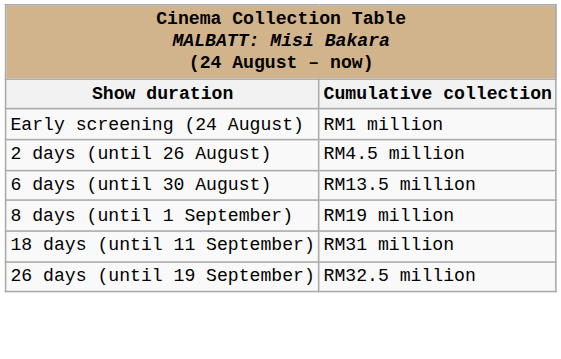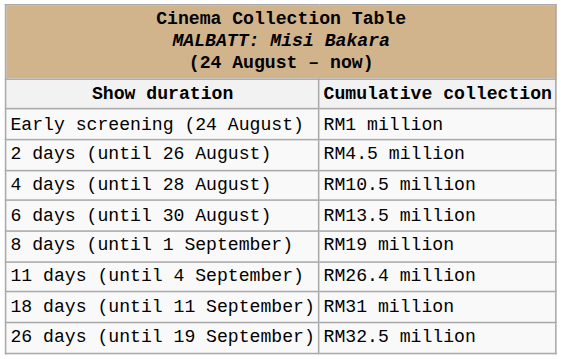+ row: (141, 185)
+ row: (157, 277)
